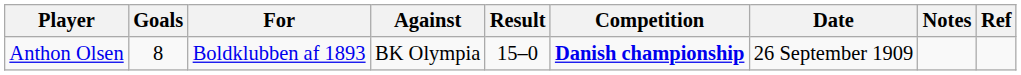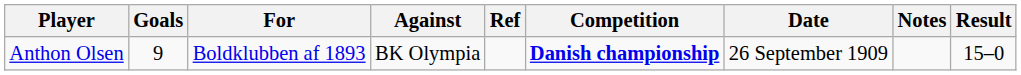columns swapped: (518, 20) <-> (996, 20)
(158, 53) 8 -> (158, 53) 9
